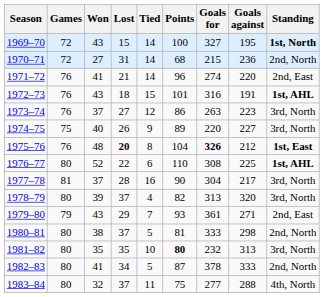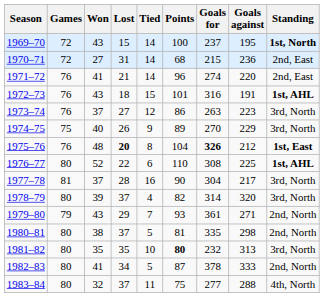(213, 42) 327 -> (213, 42) 237
(293, 59) 2nd, North -> (293, 59) 2nd, East
(213, 128) 220 -> (213, 128) 270
(248, 128) 227 -> (248, 128) 229
(213, 197) 313 -> (213, 197) 314
(293, 215) 2nd, East -> (293, 215) 2nd, North
(213, 232) 333 -> (213, 232) 335
